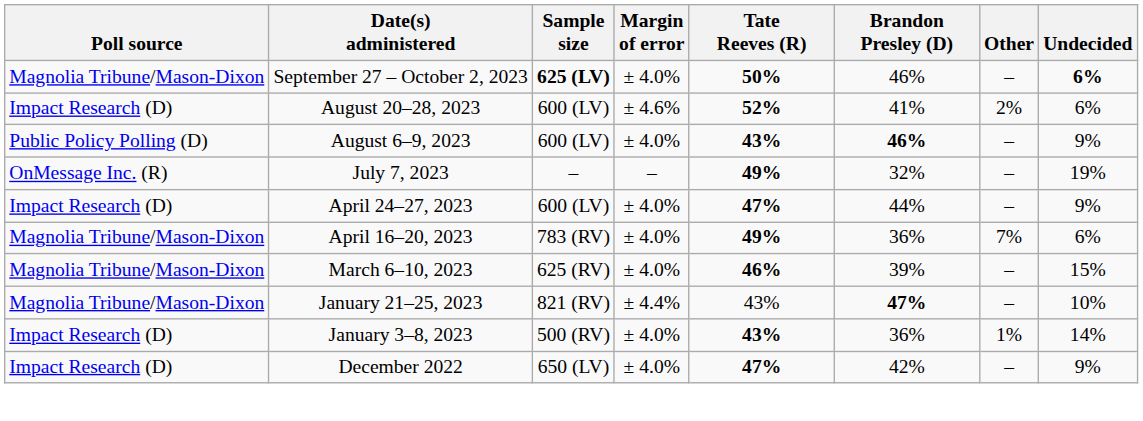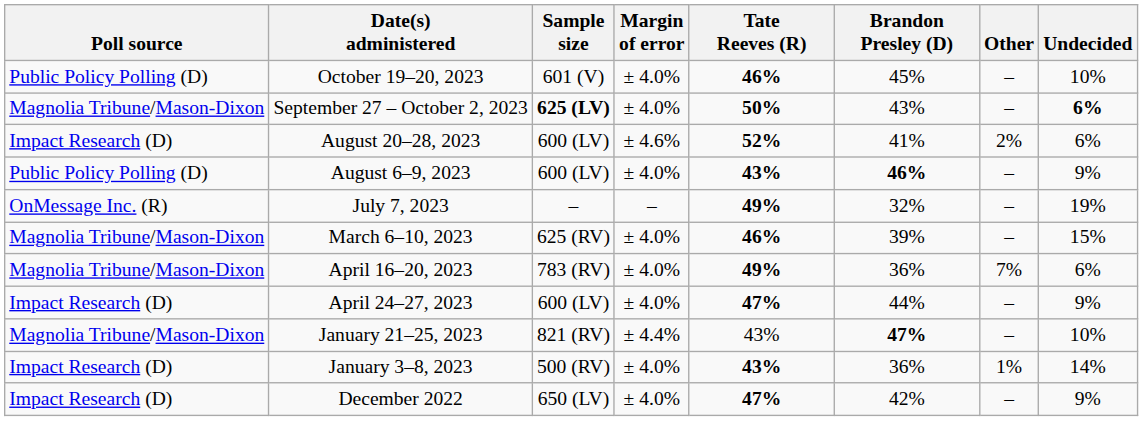+ row: (401, 76)
(907, 76) 46% -> (907, 108) 43%
rows swapped: (401, 205) <-> (401, 270)
